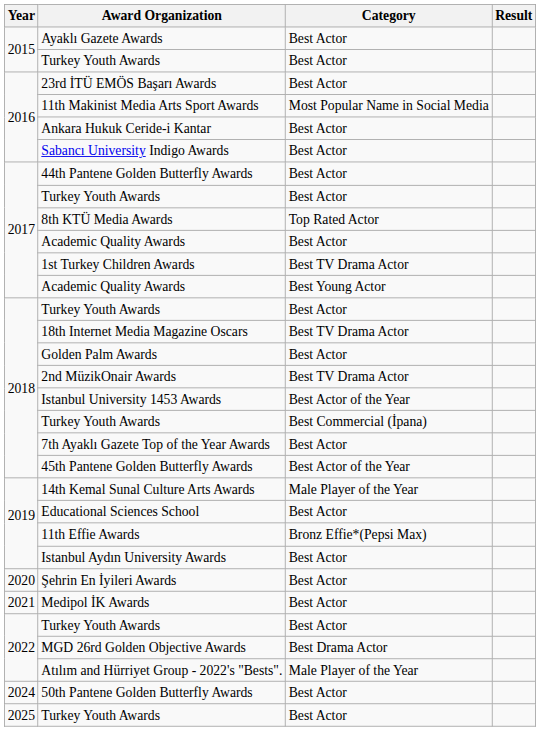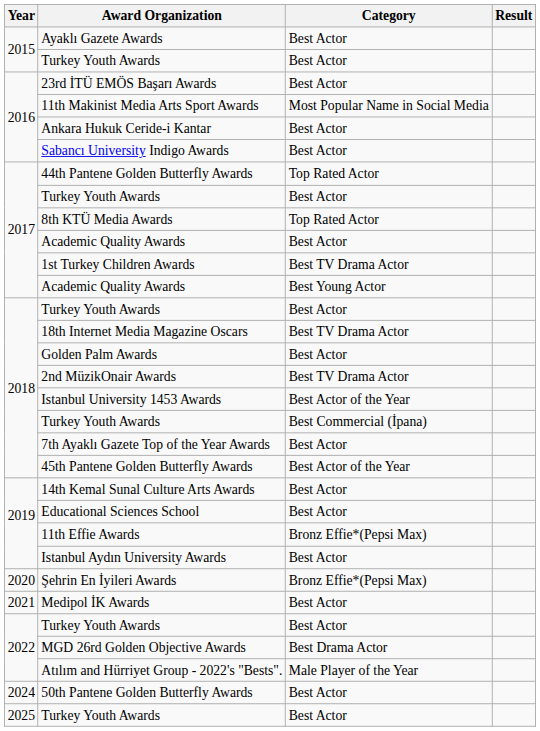(318, 173) Best Actor -> (334, 173) Top Rated Actor
(353, 489) Male Player of the Year -> (318, 489) Best Actor
(318, 579) Best Actor -> (358, 579) Bronz Effie*(Pepsi Max)
